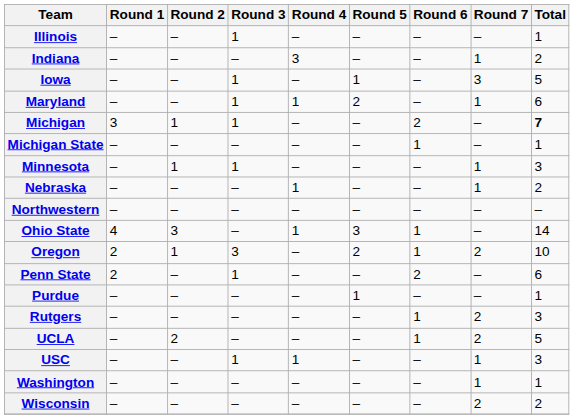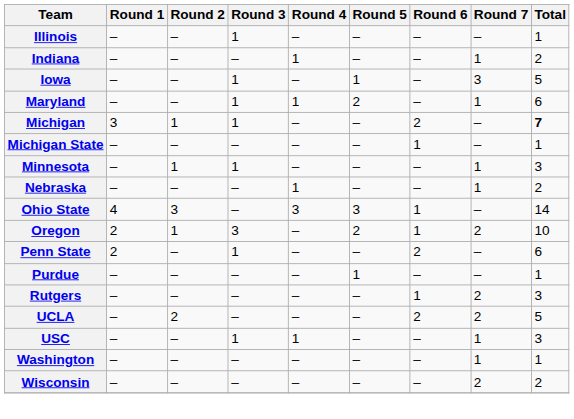(296, 58) 3 -> (296, 58) 1
- row: (56, 209)
(296, 230) 1 -> (296, 209) 3
(417, 338) 1 -> (417, 317) 2
